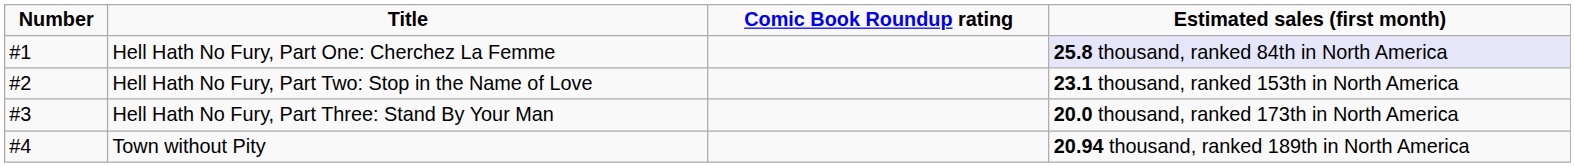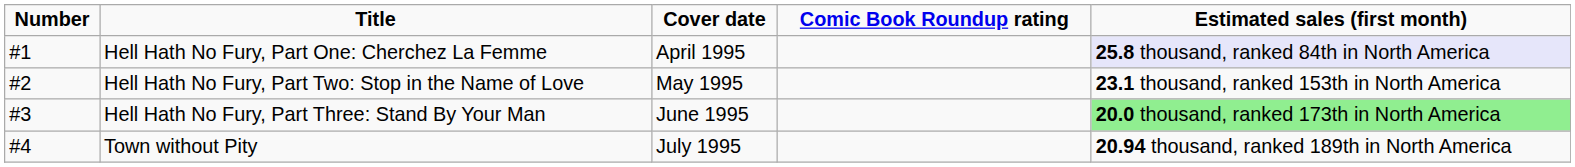+ column: (714, 20)
(1256, 114) no background -> (1298, 114) lightgreen background
